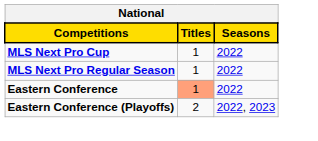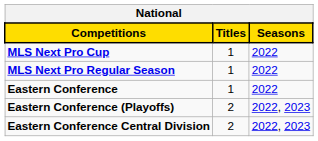(196, 89) lightsalmon background -> (231, 89) no background
+ row: (109, 126)
